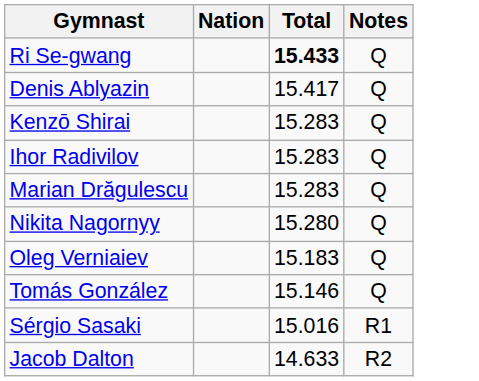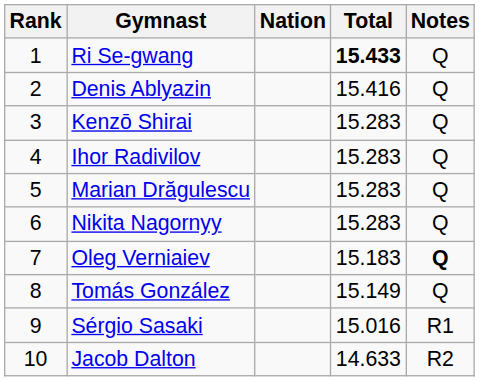+ column: (36, 21)
(307, 88) 15.417 -> (368, 88) 15.416
(307, 223) 15.280 -> (368, 223) 15.283
(378, 257) normal -> (440, 257) bold
(307, 291) 15.146 -> (368, 291) 15.149
